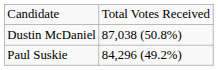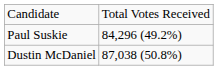rows swapped: (52, 34) <-> (37, 55)
